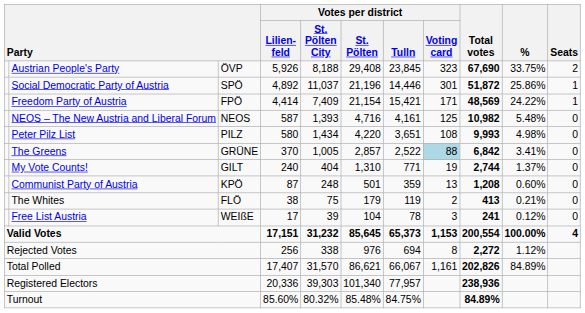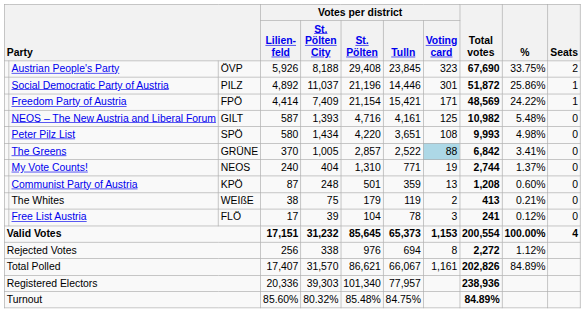(232, 85) SPÖ -> (232, 85) PILZ
(235, 118) NEOS -> (232, 118) GILT
(232, 135) PILZ -> (232, 135) SPÖ
(232, 168) GILT -> (235, 168) NEOS
(231, 201) FLÖ -> (237, 201) WEIßE
(237, 217) WEIßE -> (231, 217) FLÖ
